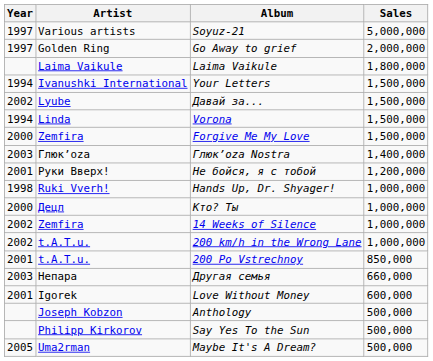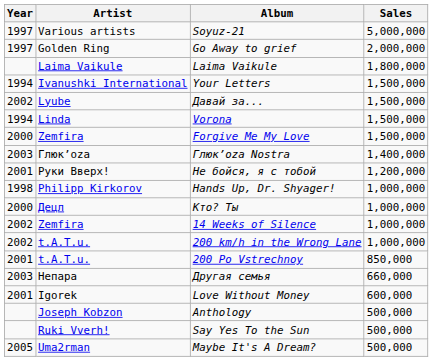(74, 189) Ruki Vverh! -> (90, 189) Philipp Kirkorov
(90, 330) Philipp Kirkorov -> (74, 330) Ruki Vverh!
